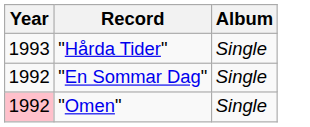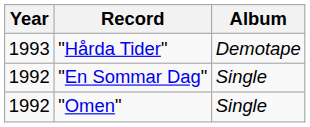(241, 48) Single -> (258, 48) Demotape
(29, 106) pink background -> (29, 106) no background
